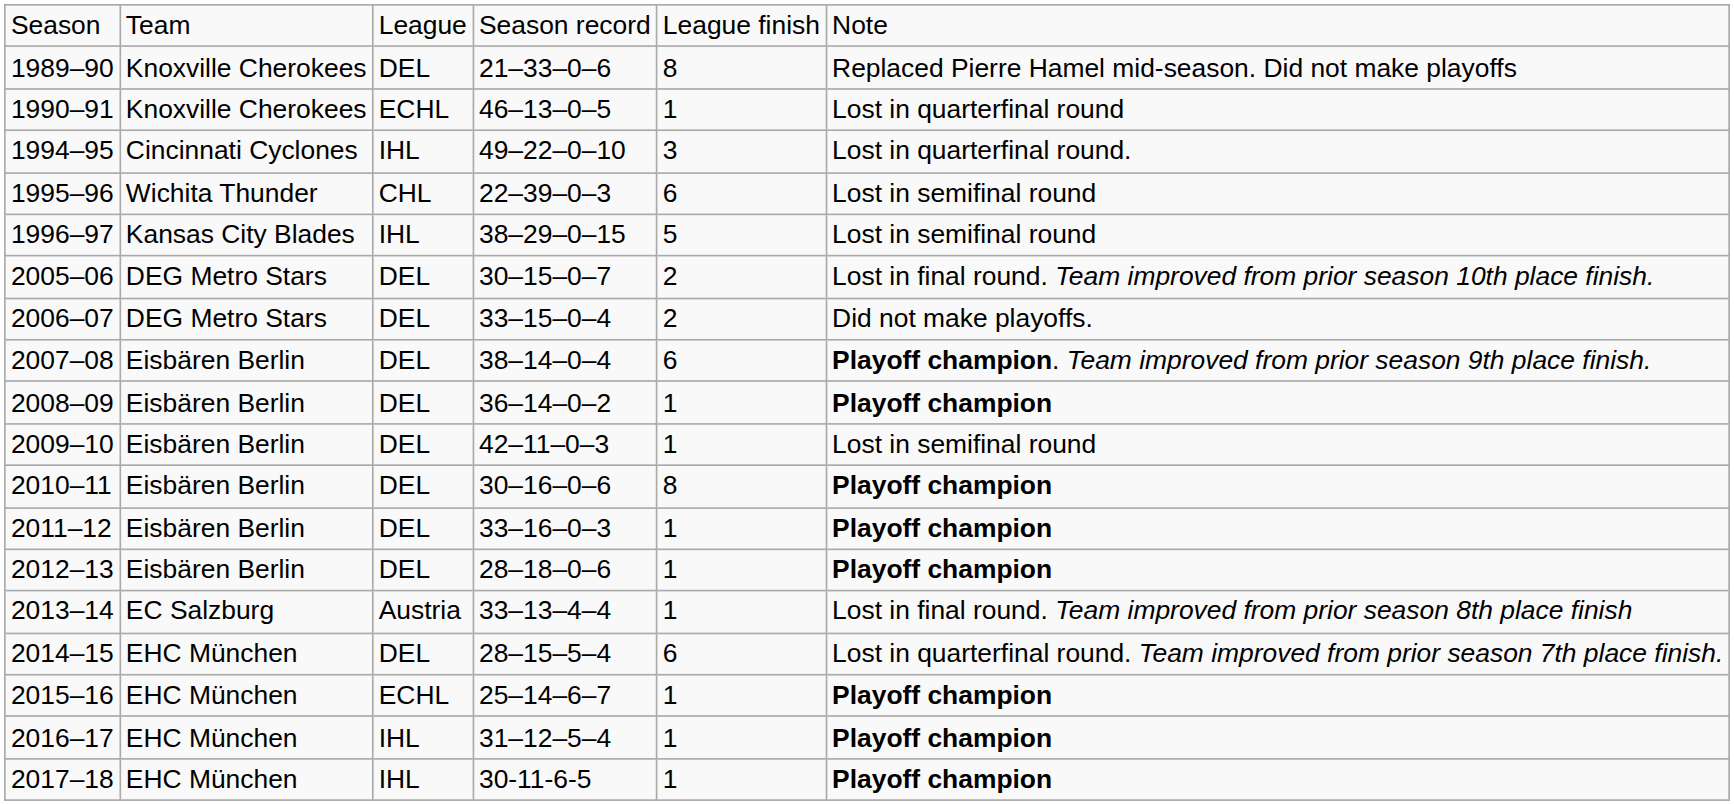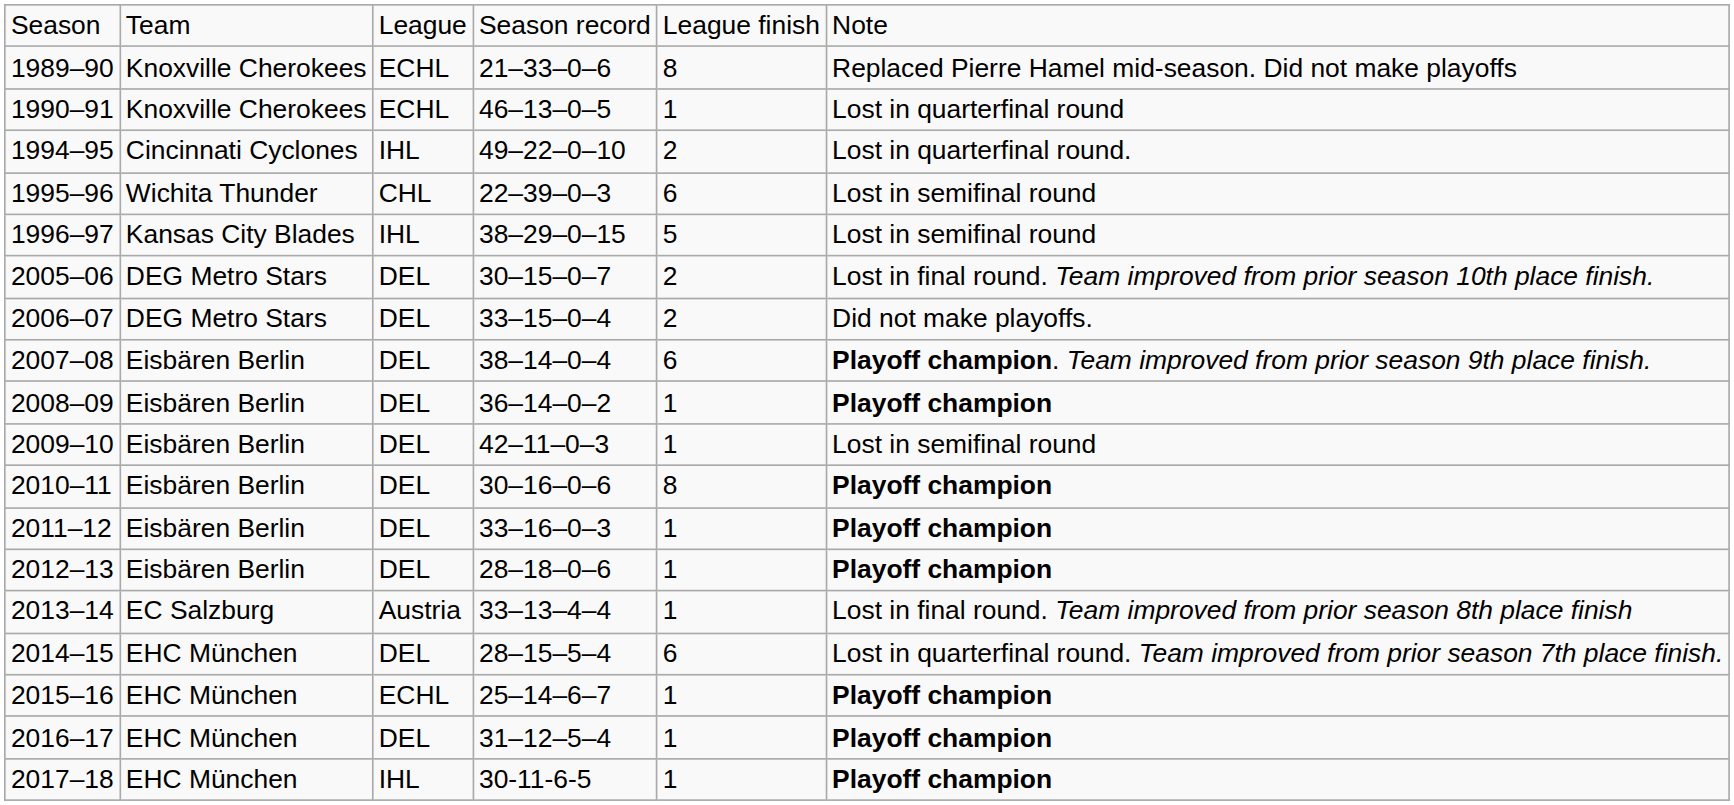(404, 67) DEL -> (414, 67) ECHL
(670, 151) 3 -> (670, 151) 2
(399, 737) IHL -> (404, 737) DEL
